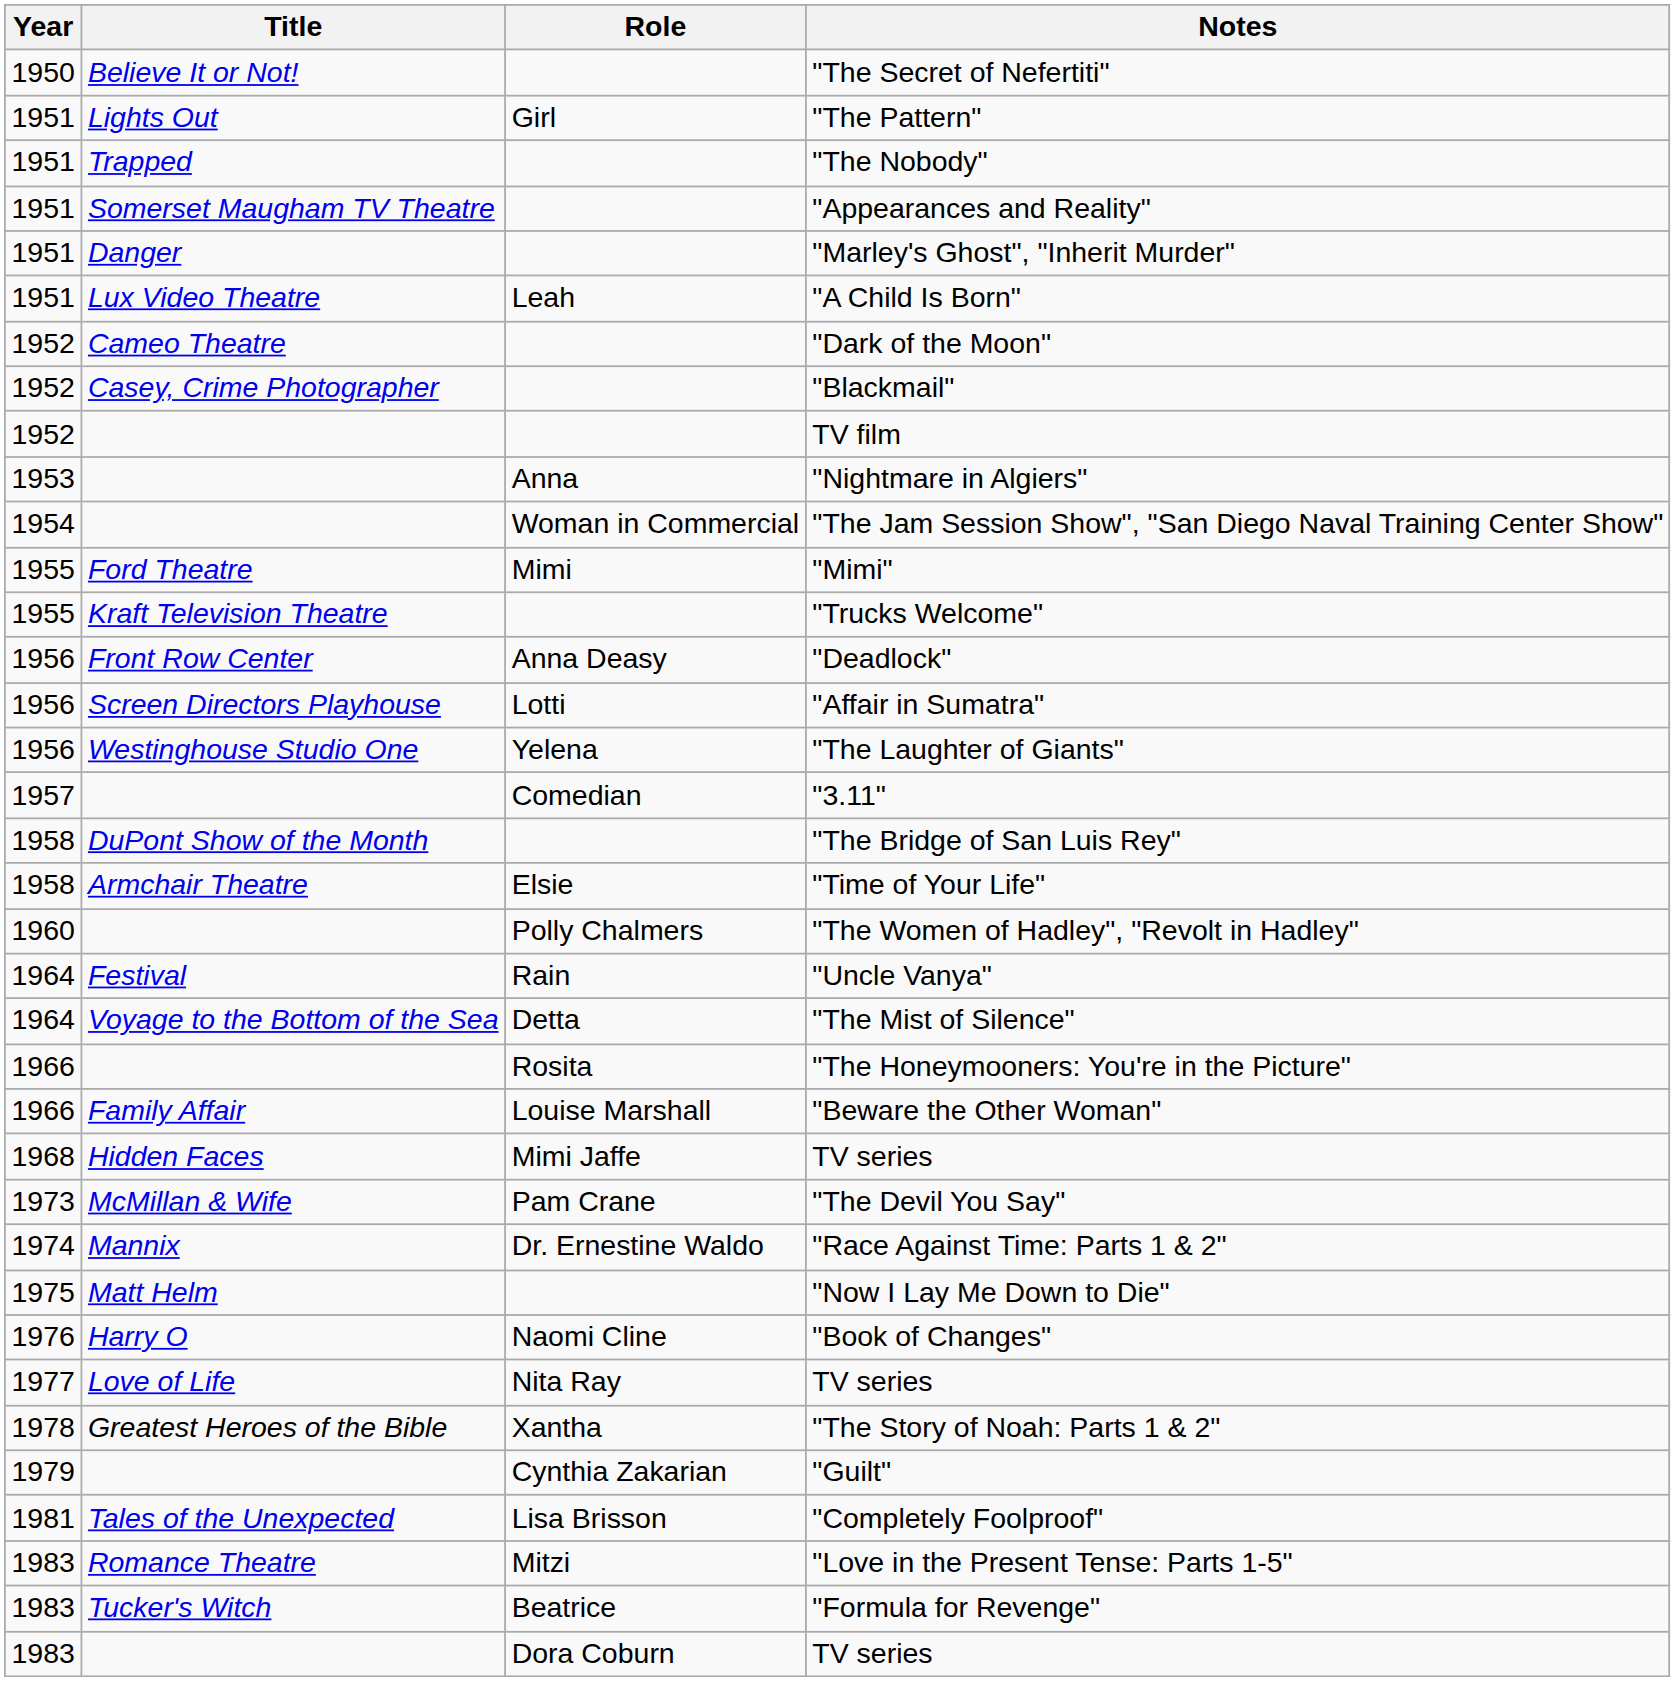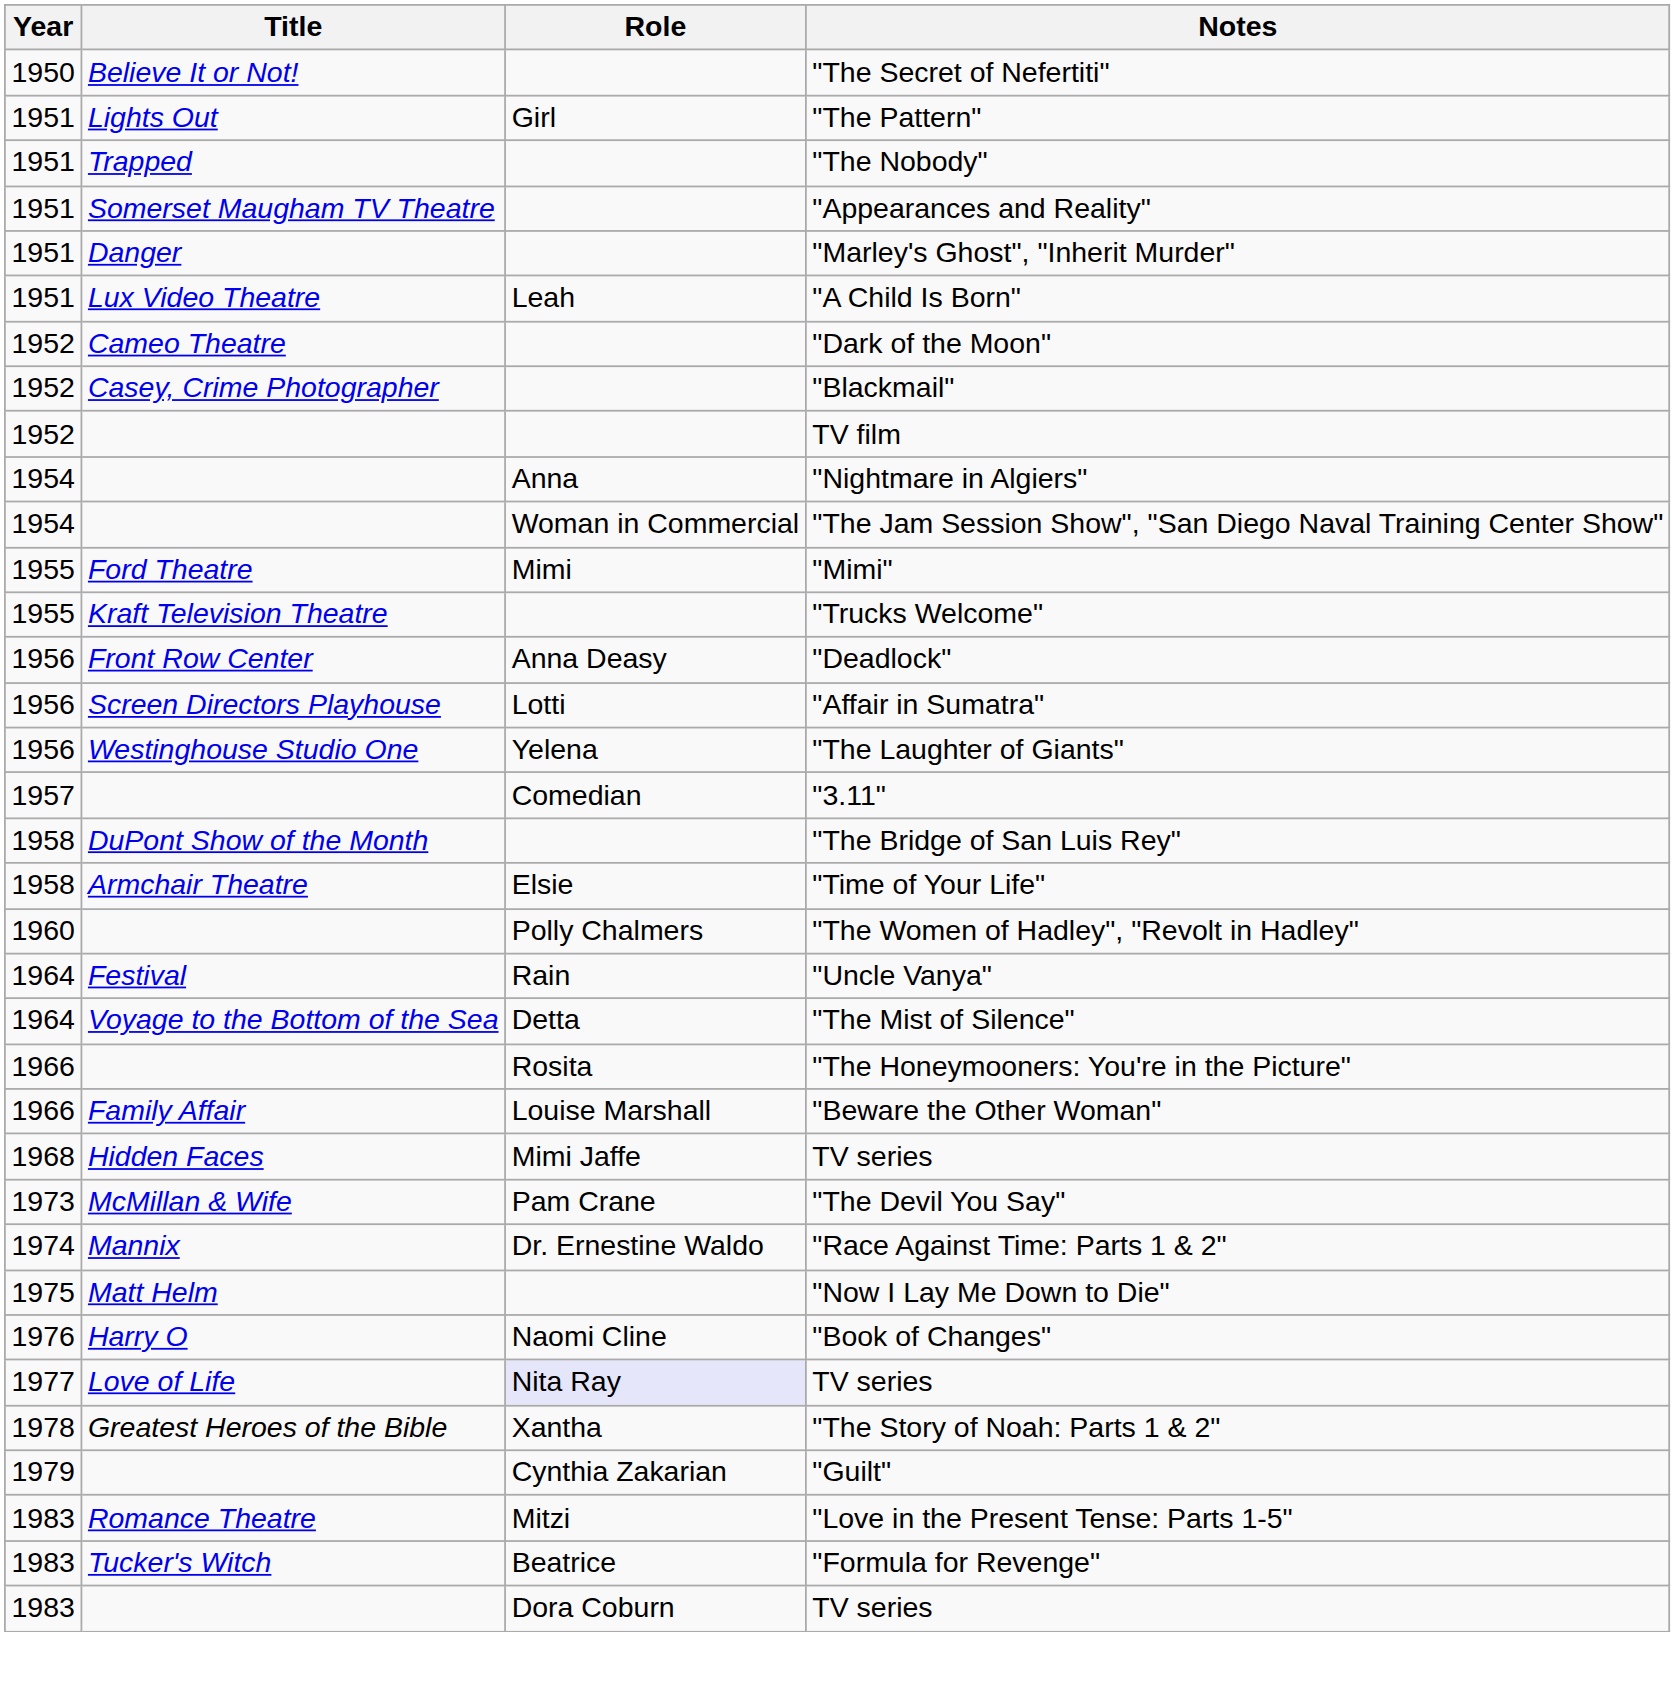(43, 478) 1953 -> (43, 478) 1954
(566, 1382) no background -> (566, 1382) lavender background
- row: (241, 1517)
